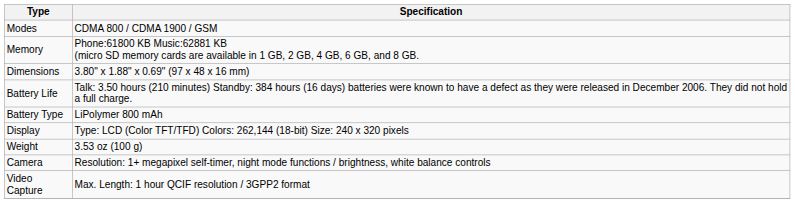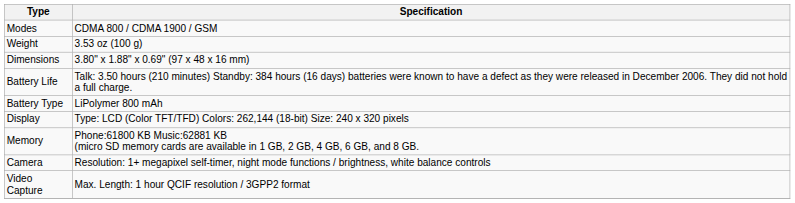rows swapped: (22, 147) <-> (25, 50)
